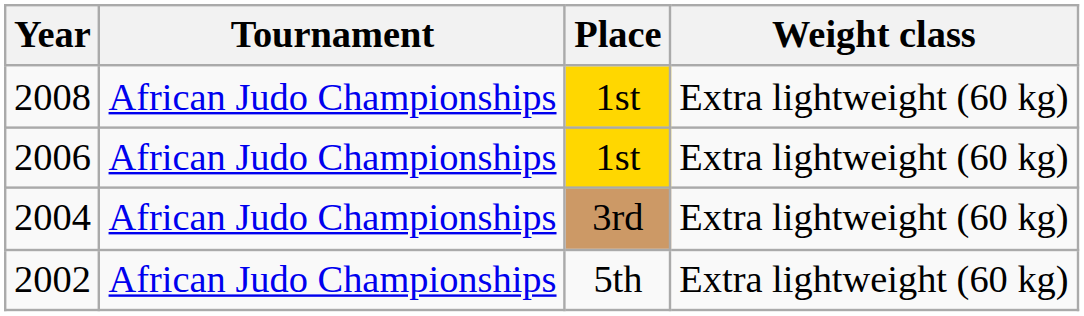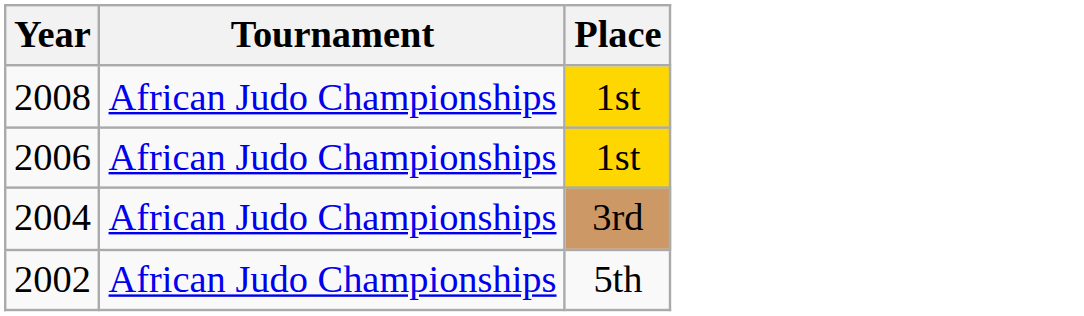- column: (874, 34)
